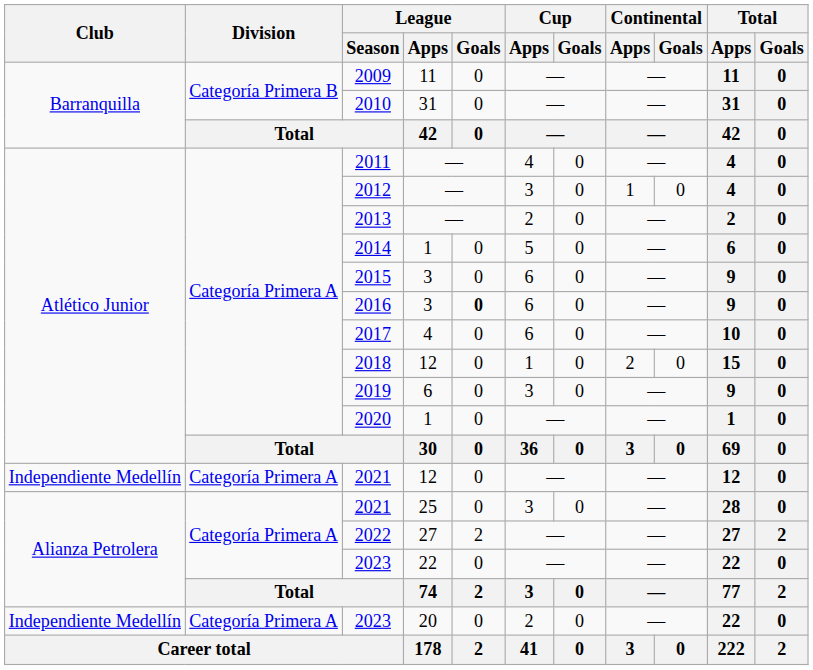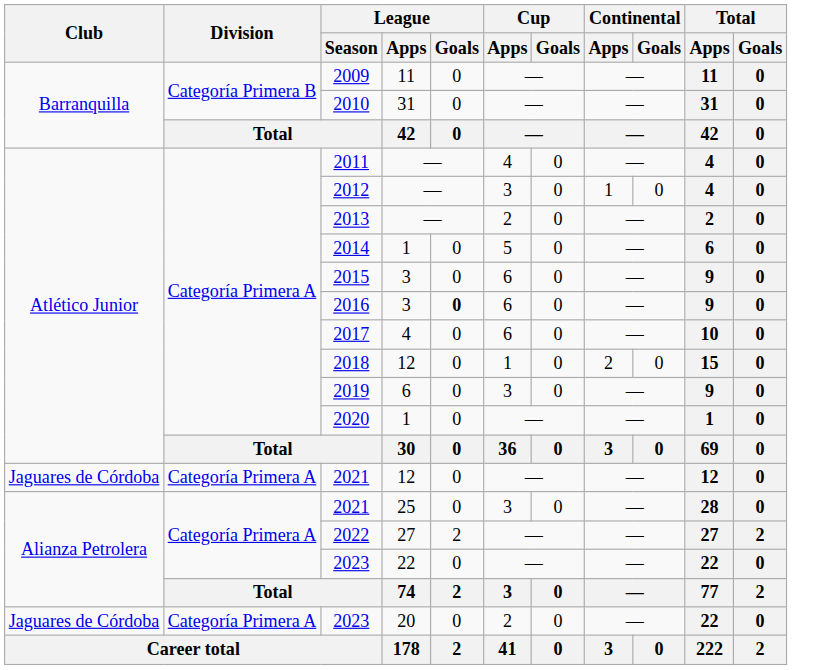(95, 477) Independiente Medellín -> (84, 477) Jaguares de Córdoba
(95, 620) Independiente Medellín -> (84, 620) Jaguares de Córdoba
